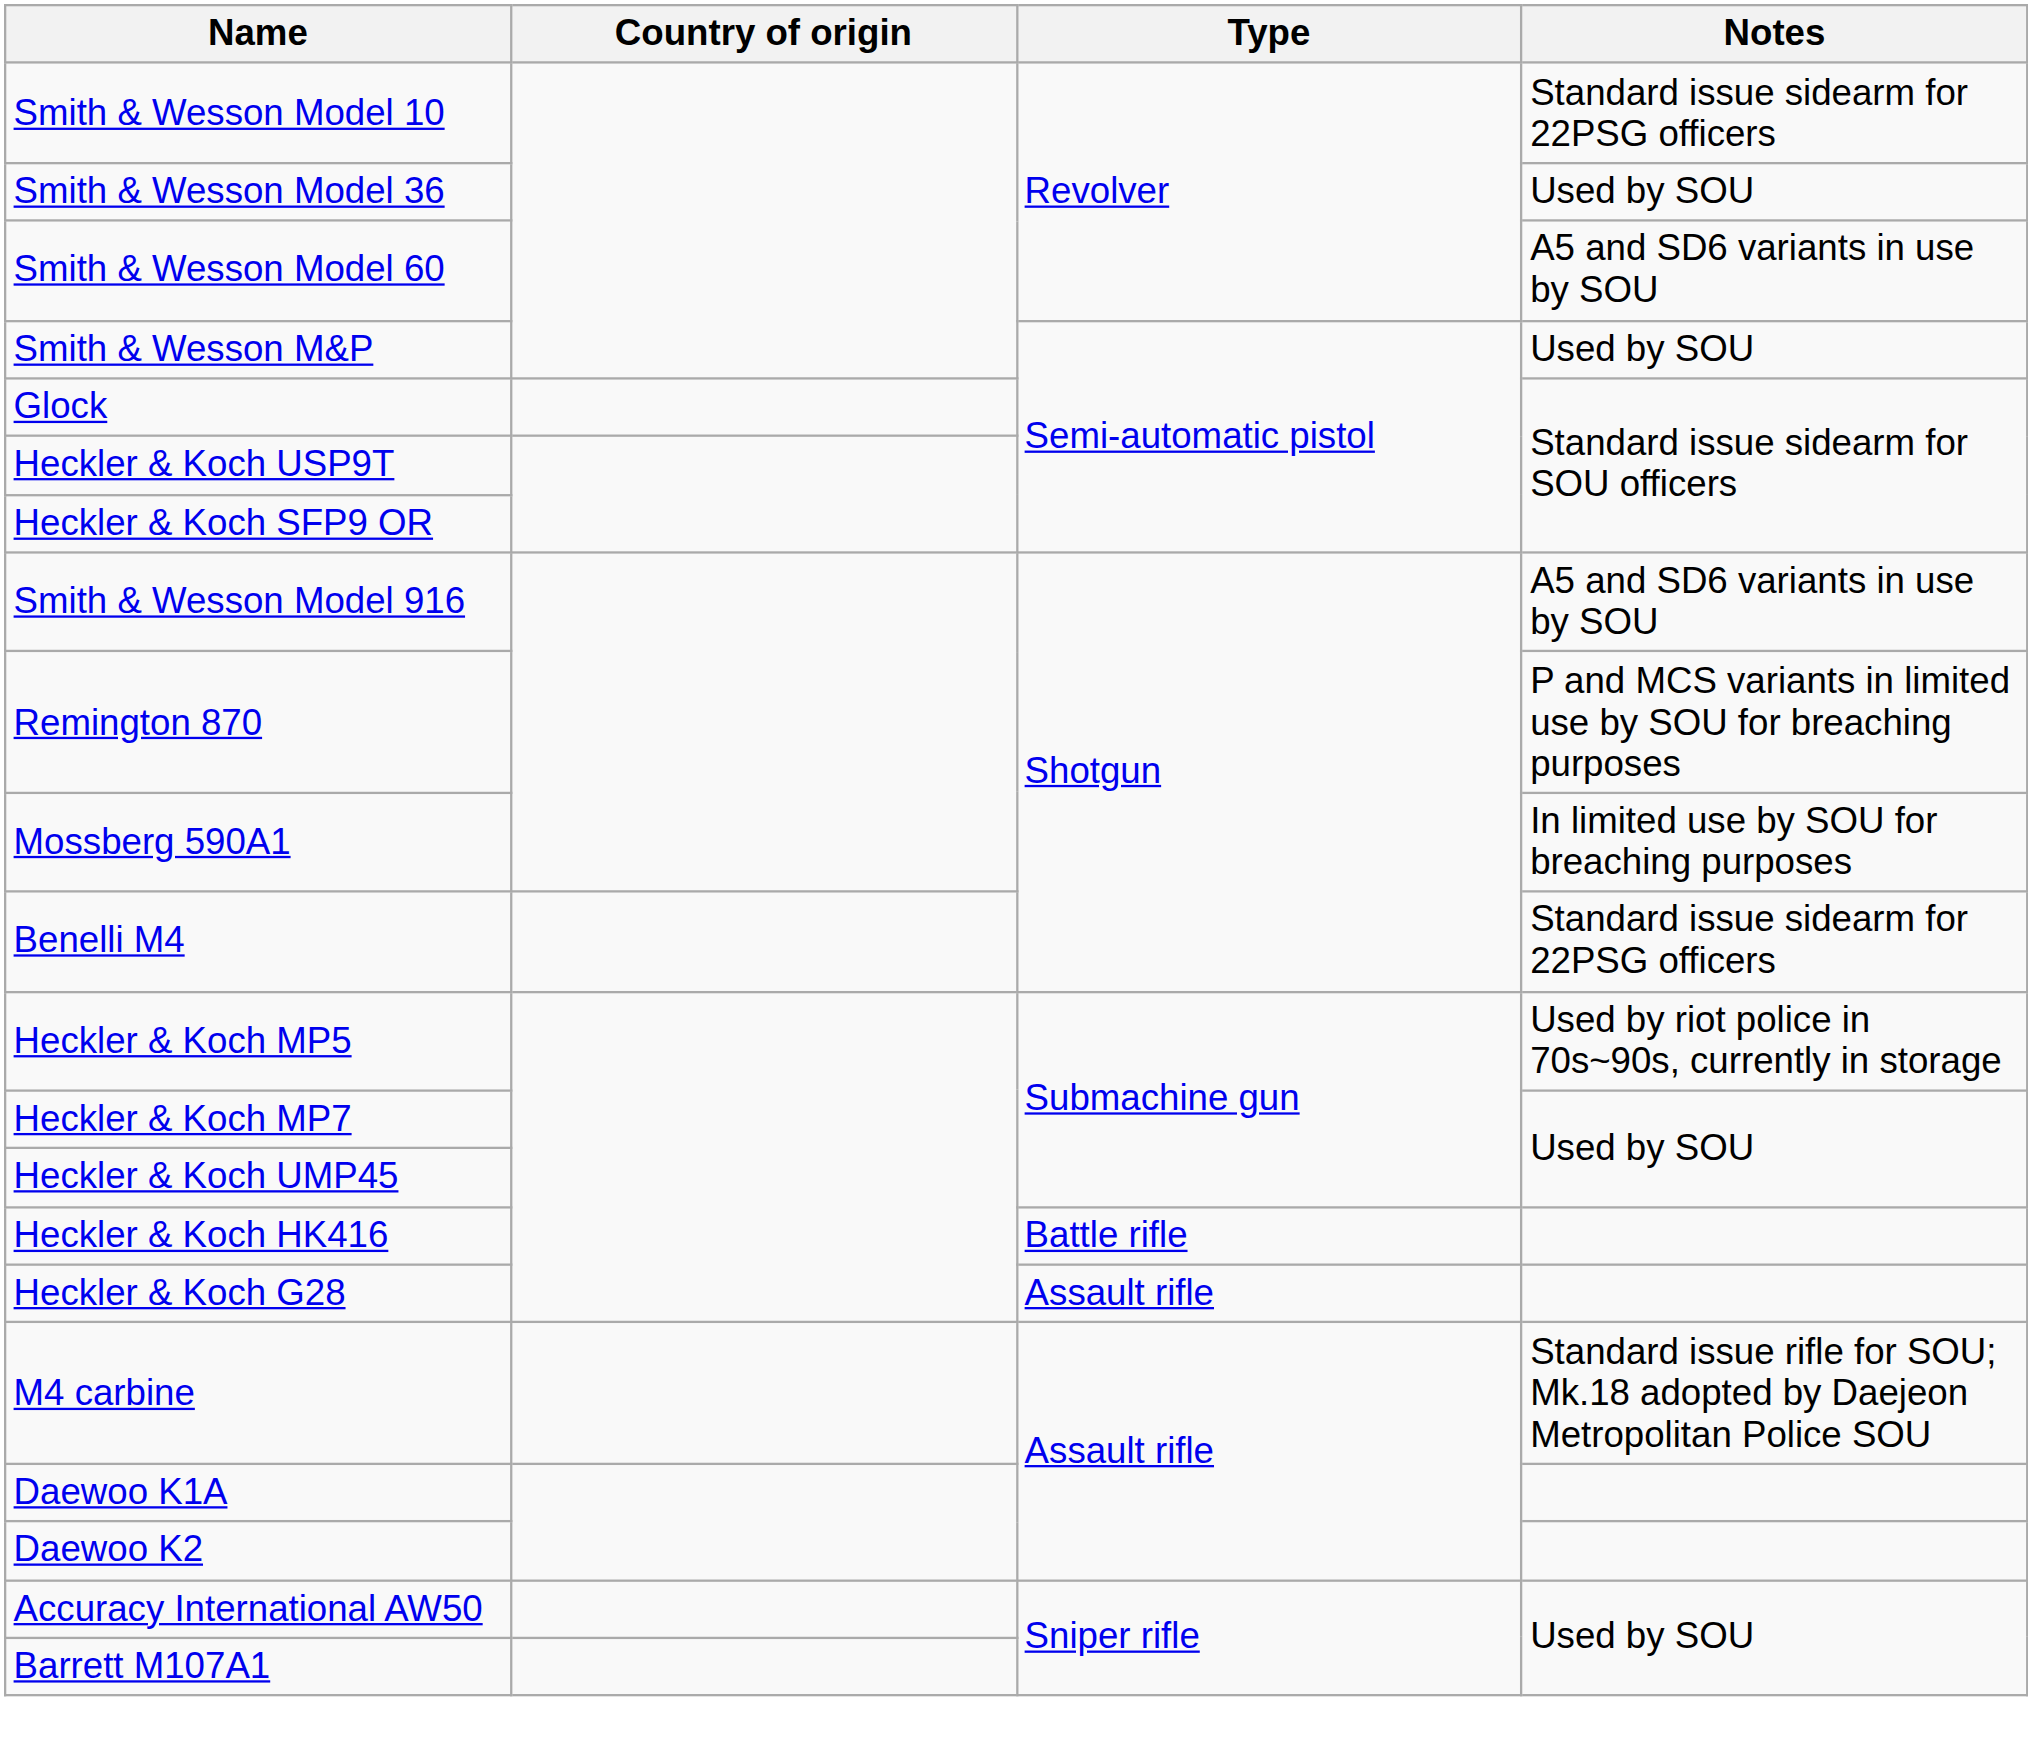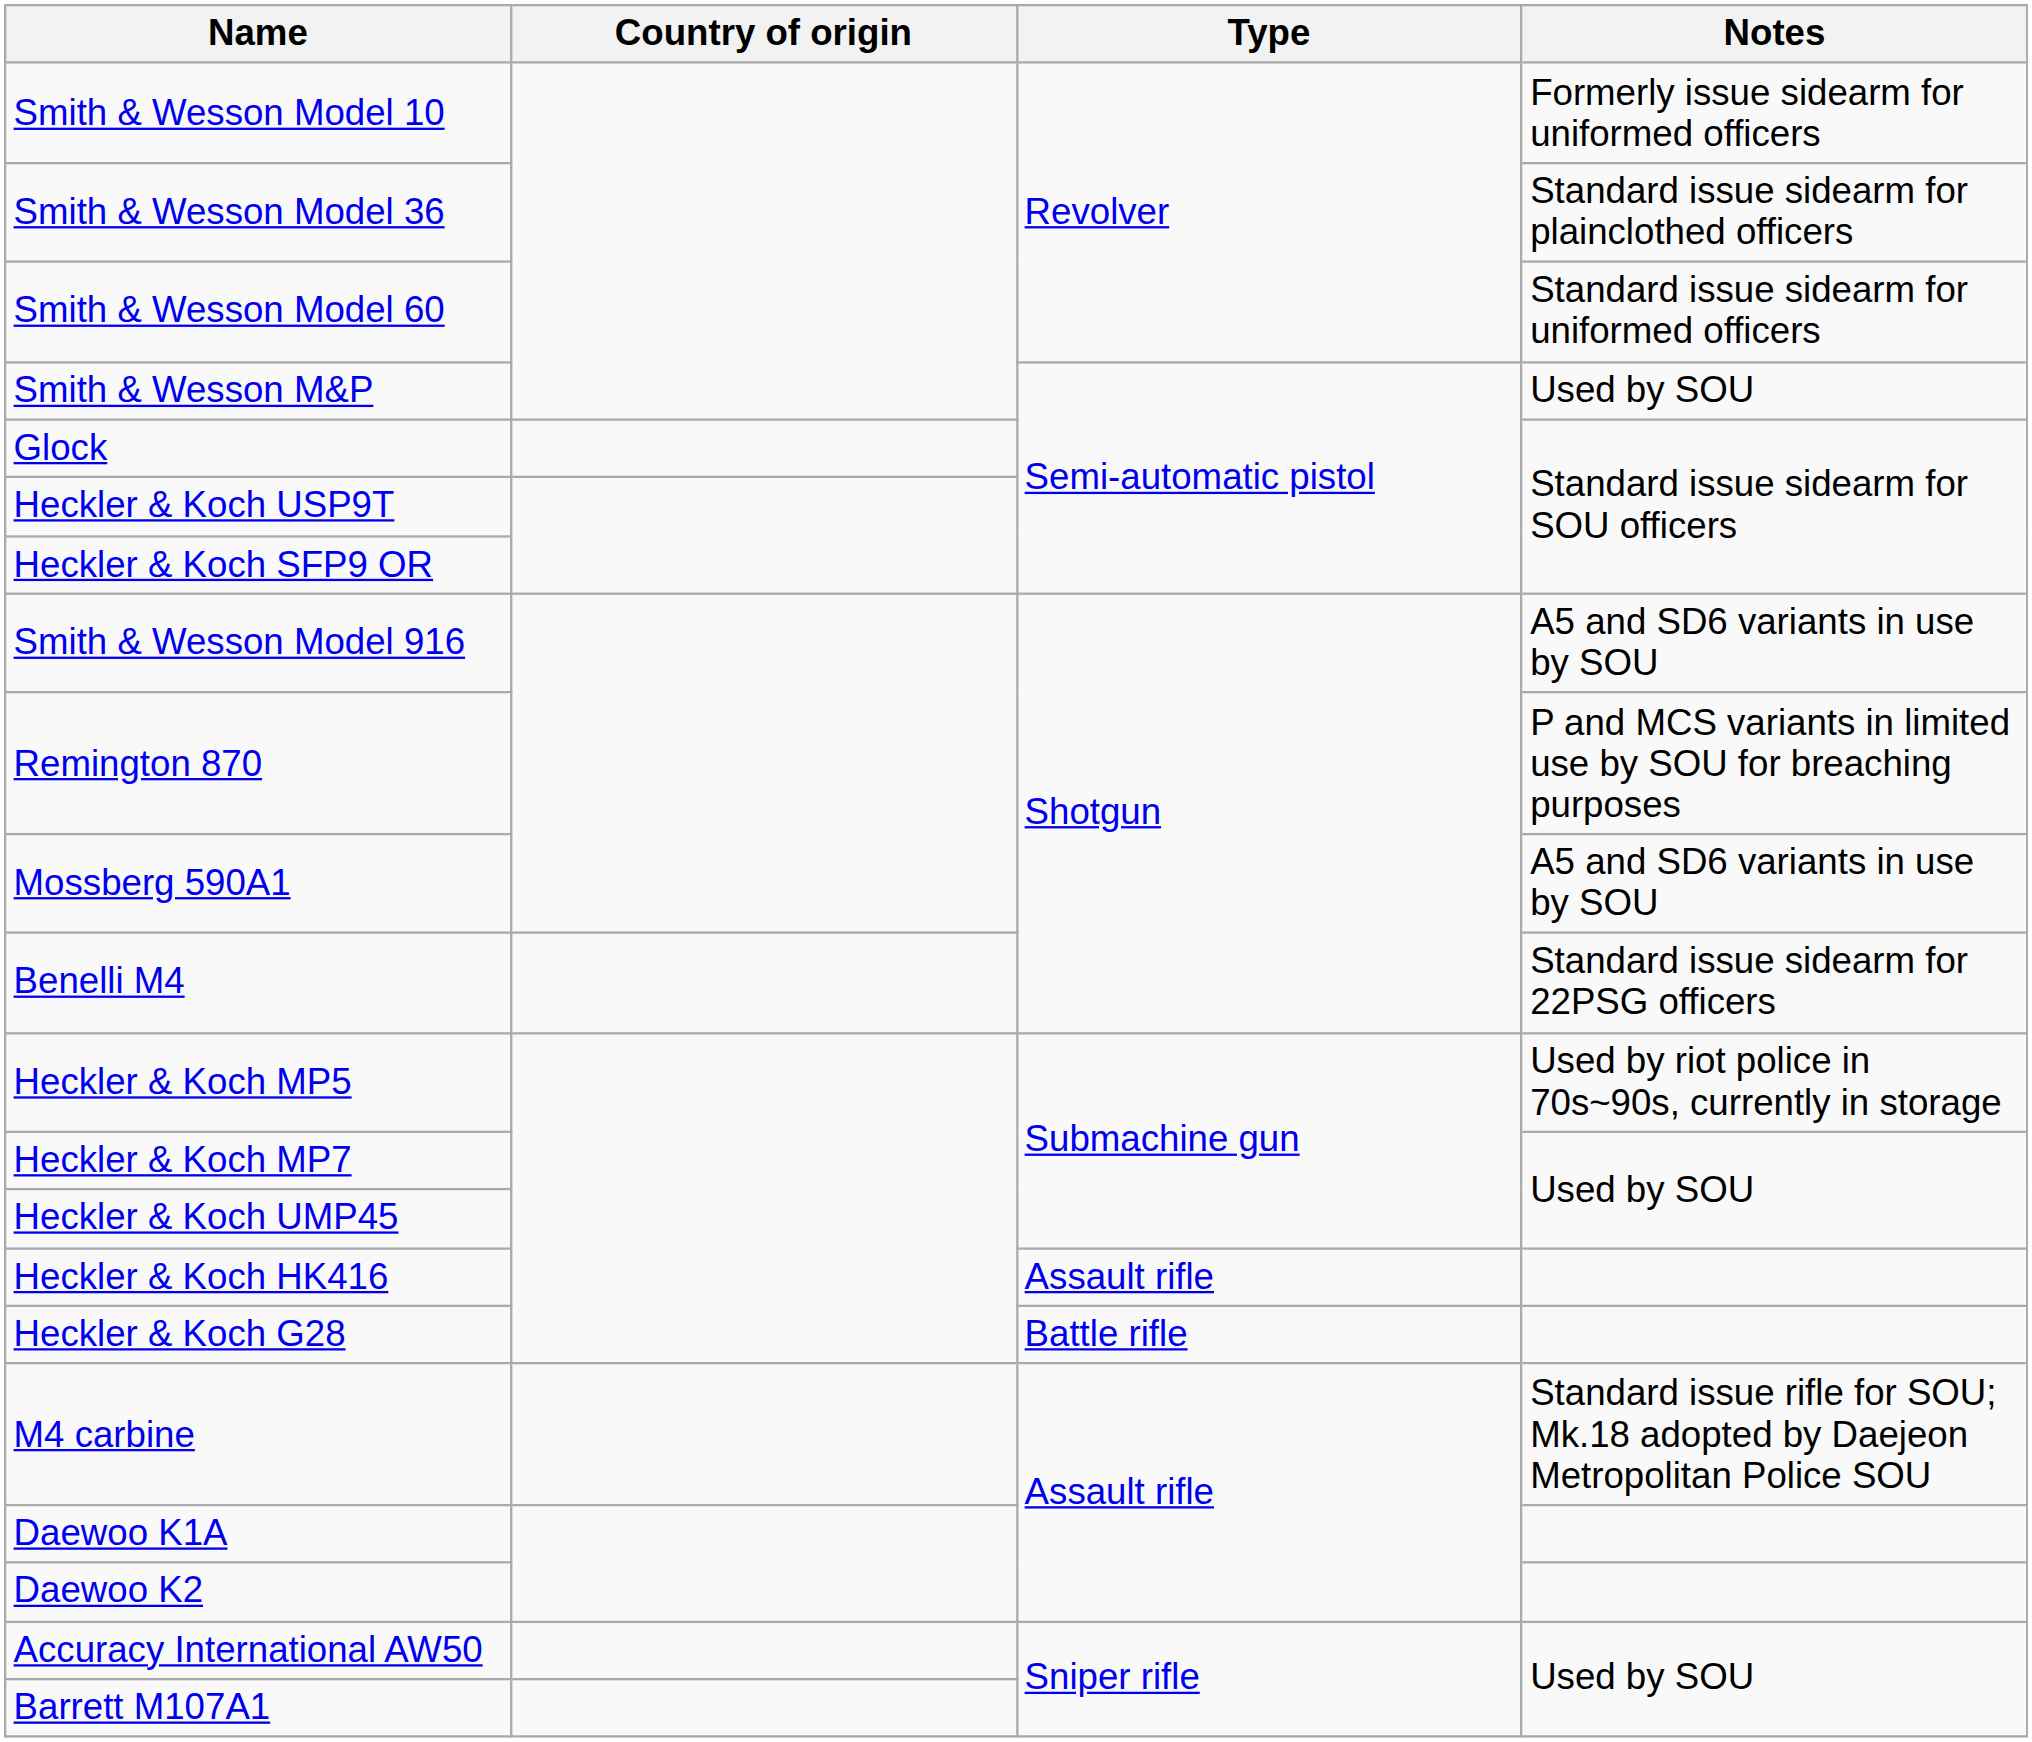(1749, 112) Standard issue sidearm for 22PSG officers -> (1747, 112) Formerly issue sidearm for uniformed officers
(1642, 190) Used by SOU -> (1749, 211) Standard issue sidearm for plainclothed officers
(1752, 269) A5 and SD6 variants in use by SOU -> (1749, 310) Standard issue sidearm for uniformed officers
(1734, 841) In limited use by SOU for breaching purposes -> (1752, 882) A5 and SD6 variants in use by SOU
(1106, 1234) Battle rifle -> (1119, 1276) Assault rifle
(1119, 1293) Assault rifle -> (1106, 1334) Battle rifle
